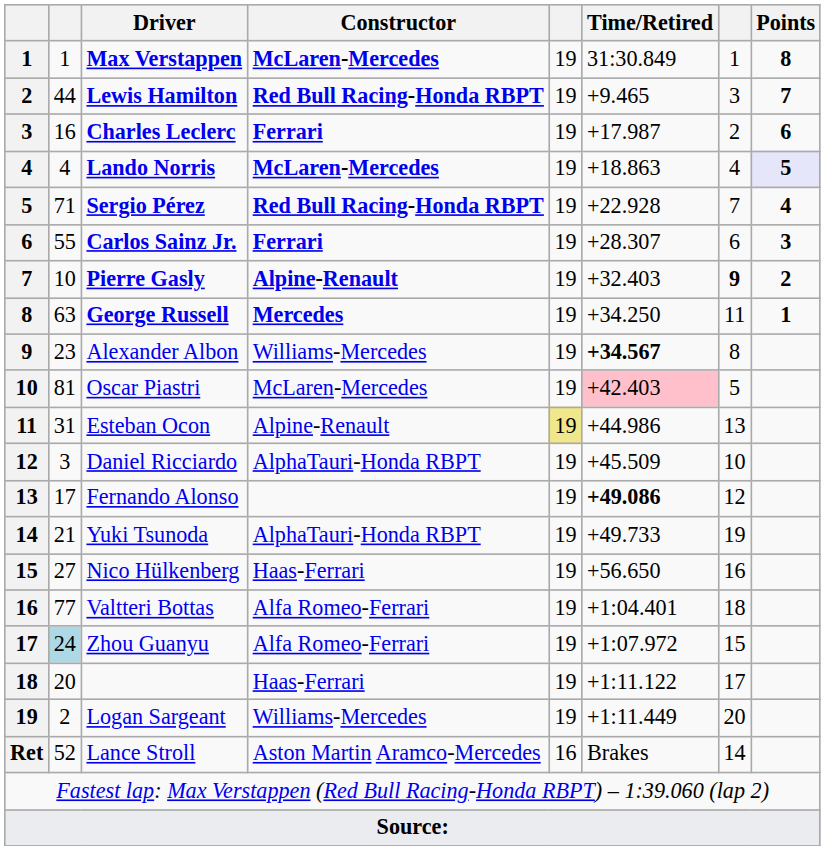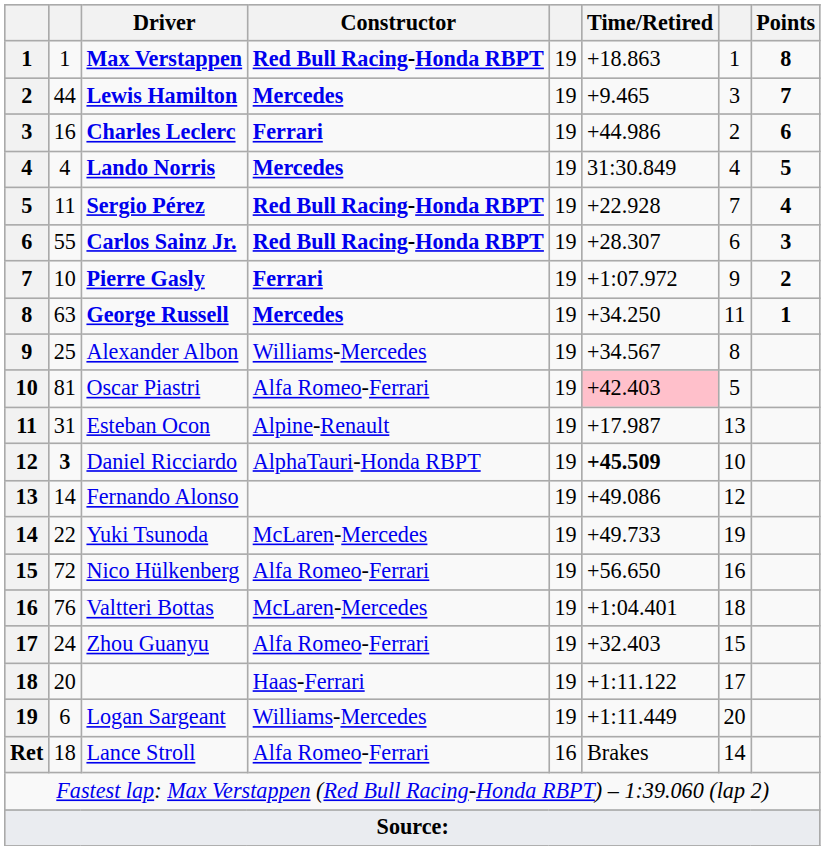(346, 58) McLaren-Mercedes -> (398, 58) Red Bull Racing-Honda RBPT
(632, 58) 31:30.849 -> (624, 58) +18.863
(398, 95) Red Bull Racing-Honda RBPT -> (298, 95) Mercedes
(624, 132) +17.987 -> (624, 132) +44.986
(346, 168) McLaren-Mercedes -> (298, 168) Mercedes
(624, 168) +18.863 -> (632, 168) 31:30.849
(786, 168) lavender background -> (786, 168) no background
(65, 205) 71 -> (65, 205) 11
(288, 241) Ferrari -> (398, 241) Red Bull Racing-Honda RBPT
(325, 278) Alpine-Renault -> (288, 278) Ferrari
(624, 278) +32.403 -> (632, 278) +1:07.972
(735, 278) bold -> (735, 278) normal
(65, 351) 23 -> (65, 351) 25
(624, 351) bold -> (624, 351) normal
(340, 388) McLaren-Mercedes -> (341, 388) Alfa Romeo-Ferrari
(565, 424) khaki background -> (565, 424) no background
(624, 424) +44.986 -> (624, 424) +17.987
(65, 461) normal -> (65, 461) bold
(624, 461) normal -> (624, 461) bold
(65, 497) 17 -> (65, 497) 14
(624, 497) bold -> (624, 497) normal
(65, 534) 21 -> (65, 534) 22
(367, 534) AlphaTauri-Honda RBPT -> (340, 534) McLaren-Mercedes
(65, 570) 27 -> (65, 570) 72
(309, 570) Haas-Ferrari -> (341, 570) Alfa Romeo-Ferrari
(65, 607) 77 -> (65, 607) 76
(341, 607) Alfa Romeo-Ferrari -> (340, 607) McLaren-Mercedes
(65, 644) lightblue background -> (65, 644) no background
(632, 644) +1:07.972 -> (624, 644) +32.403
(65, 717) 2 -> (65, 717) 6
(65, 753) 52 -> (65, 753) 18
(397, 753) Aston Martin Aramco-Mercedes -> (341, 753) Alfa Romeo-Ferrari
